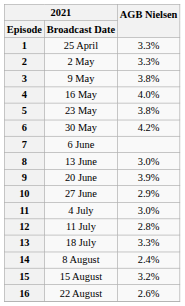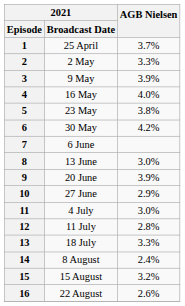(149, 45) 3.3% -> (149, 45) 3.7%
(149, 78) 3.8% -> (149, 78) 3.9%
